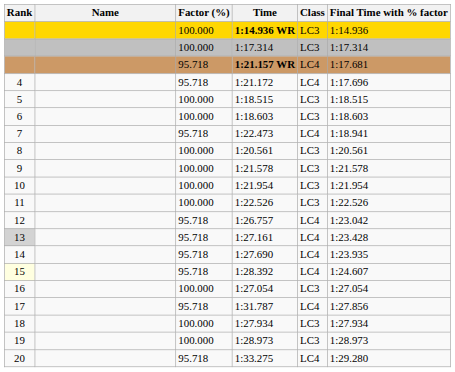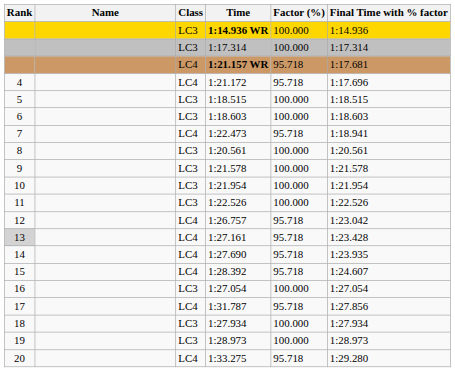columns swapped: (312, 13) <-> (204, 13)
(20, 271) lightyellow background -> (20, 271) no background
